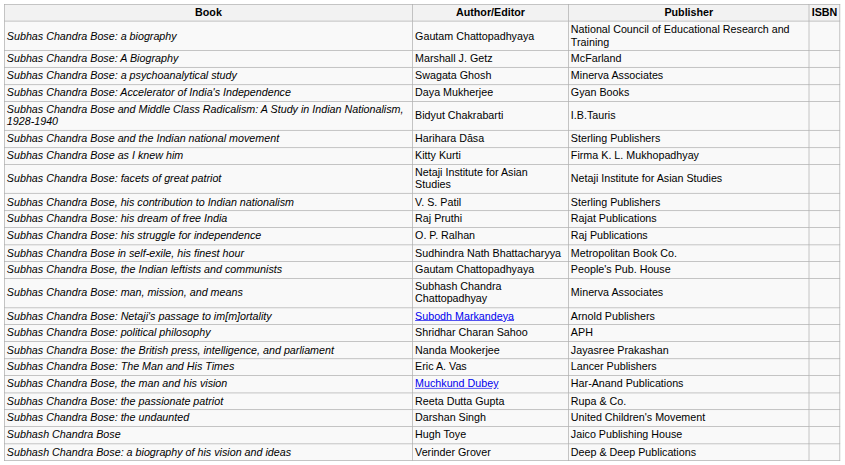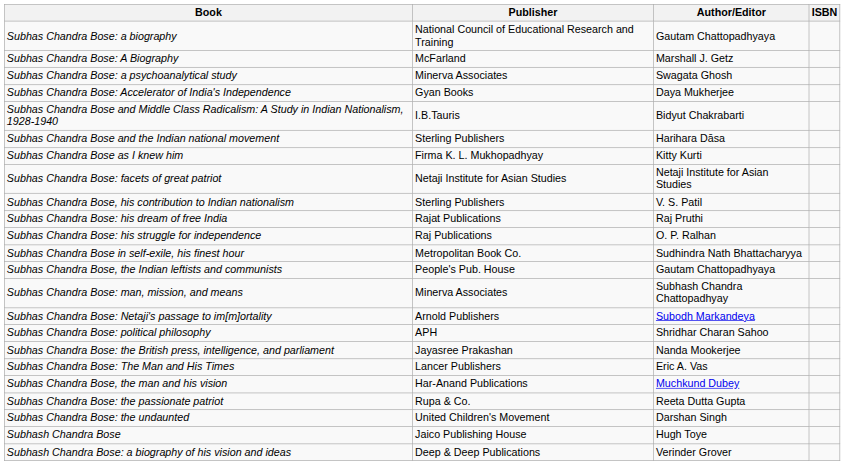columns swapped: (490, 13) <-> (689, 13)
